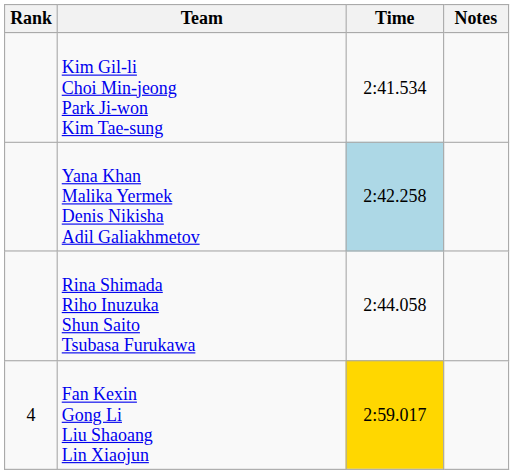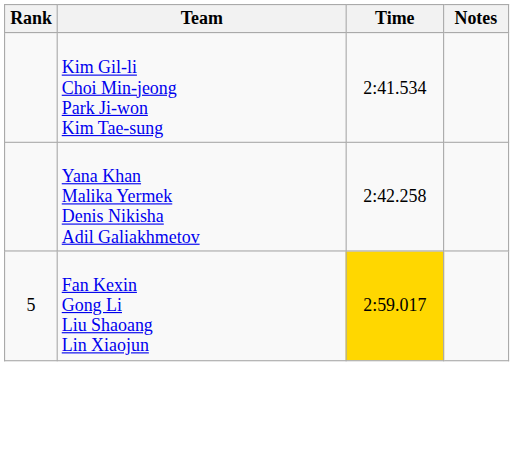(395, 196) lightblue background -> (395, 196) no background
- row: (129, 315)
(31, 414) 4 -> (31, 305) 5
